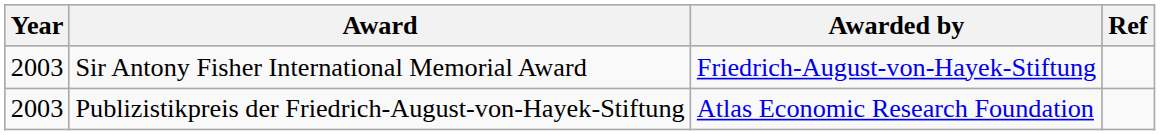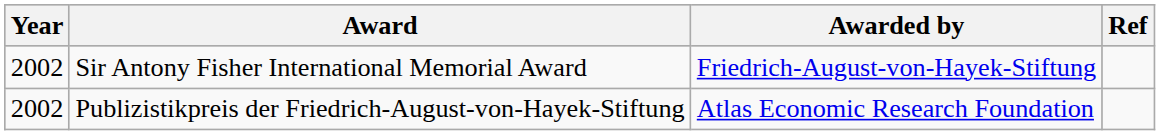(37, 66) 2003 -> (37, 66) 2002
(37, 108) 2003 -> (37, 108) 2002
